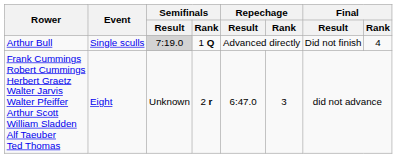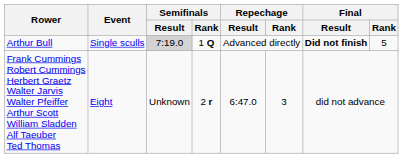(333, 43) normal -> (336, 43) bold
(378, 43) 4 -> (384, 43) 5
